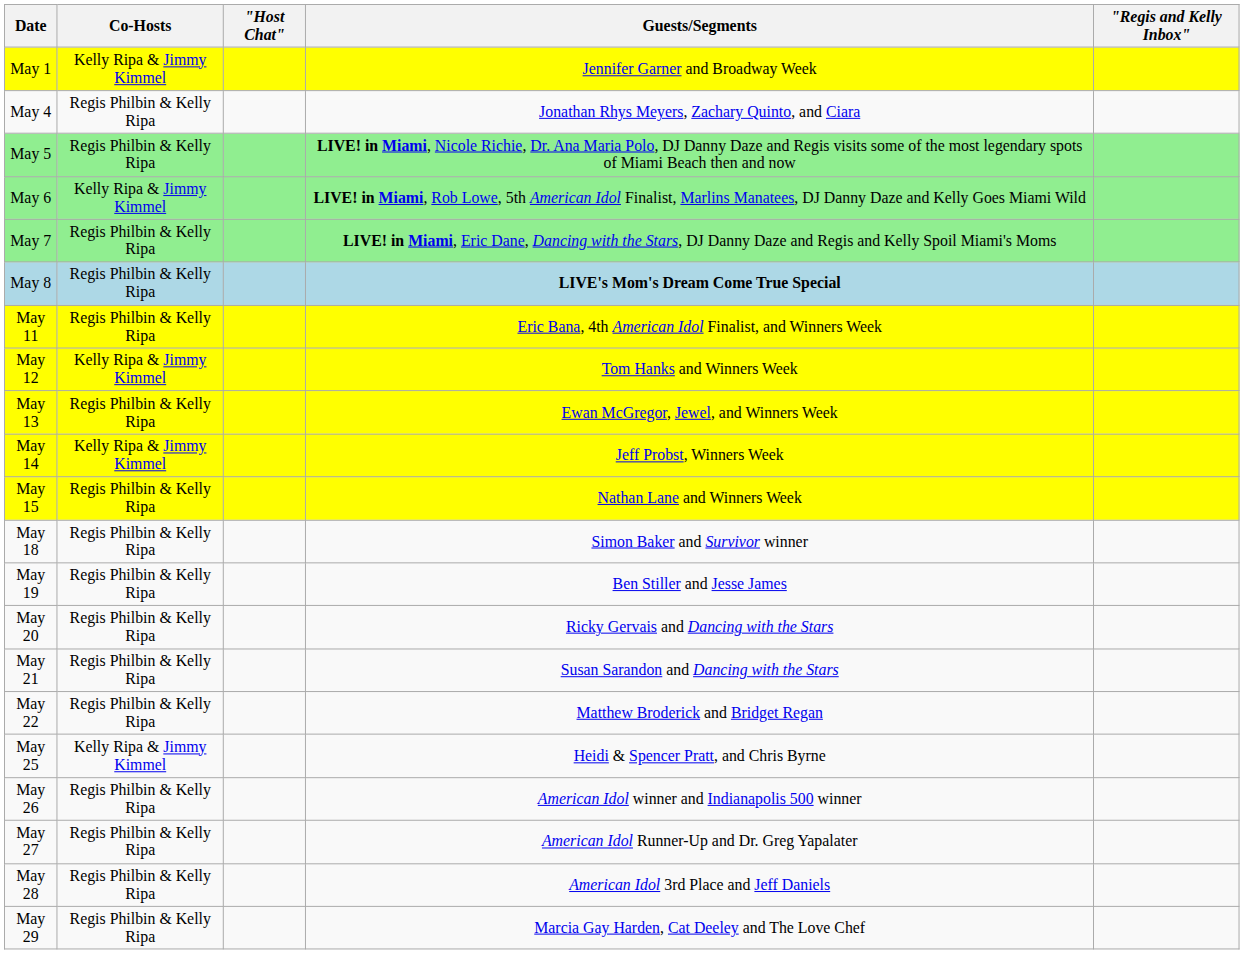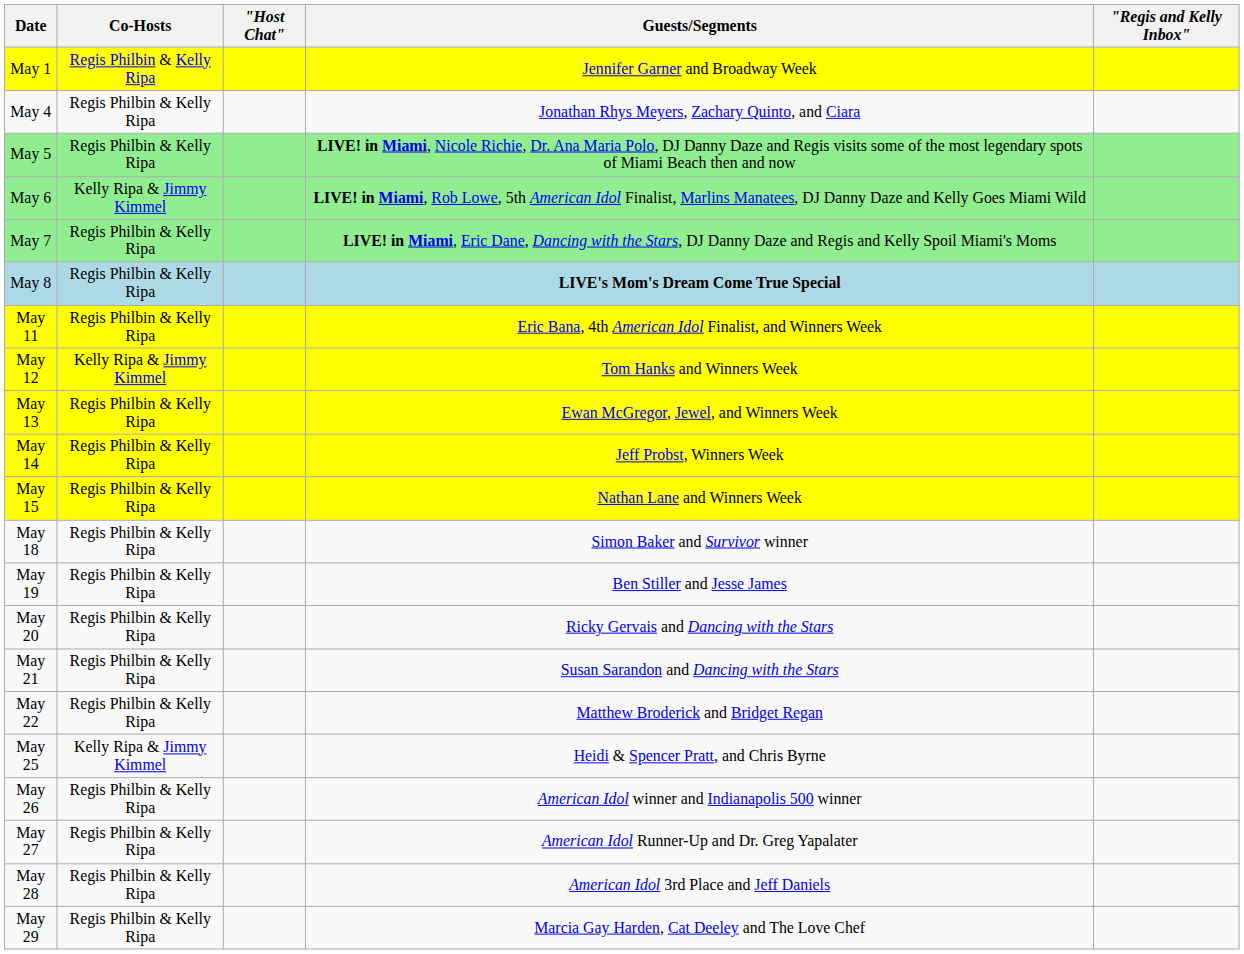(140, 68) Kelly Ripa & Jimmy Kimmel -> (140, 68) Regis Philbin & Kelly Ripa
(140, 455) Kelly Ripa & Jimmy Kimmel -> (140, 455) Regis Philbin & Kelly Ripa
